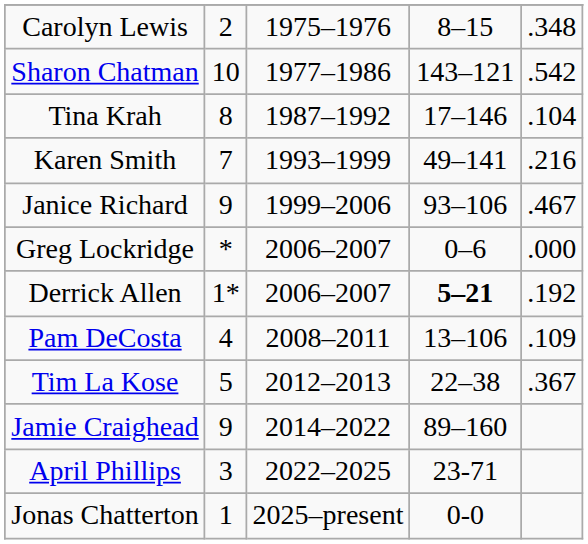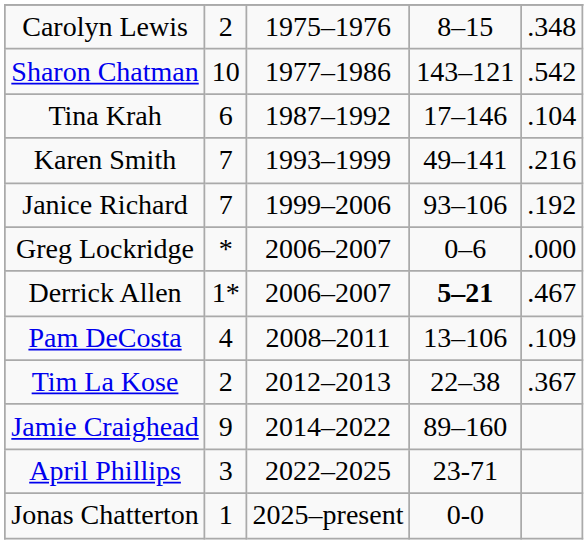(226, 115) 8 -> (226, 115) 6
(226, 204) 9 -> (226, 204) 7
(552, 204) .467 -> (552, 204) .192
(552, 293) .192 -> (552, 293) .467
(226, 381) 5 -> (226, 381) 2
